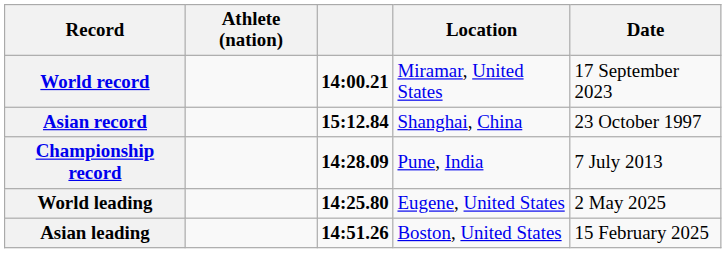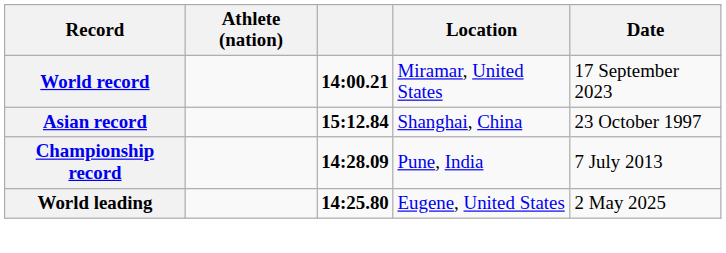- row: (95, 232)
